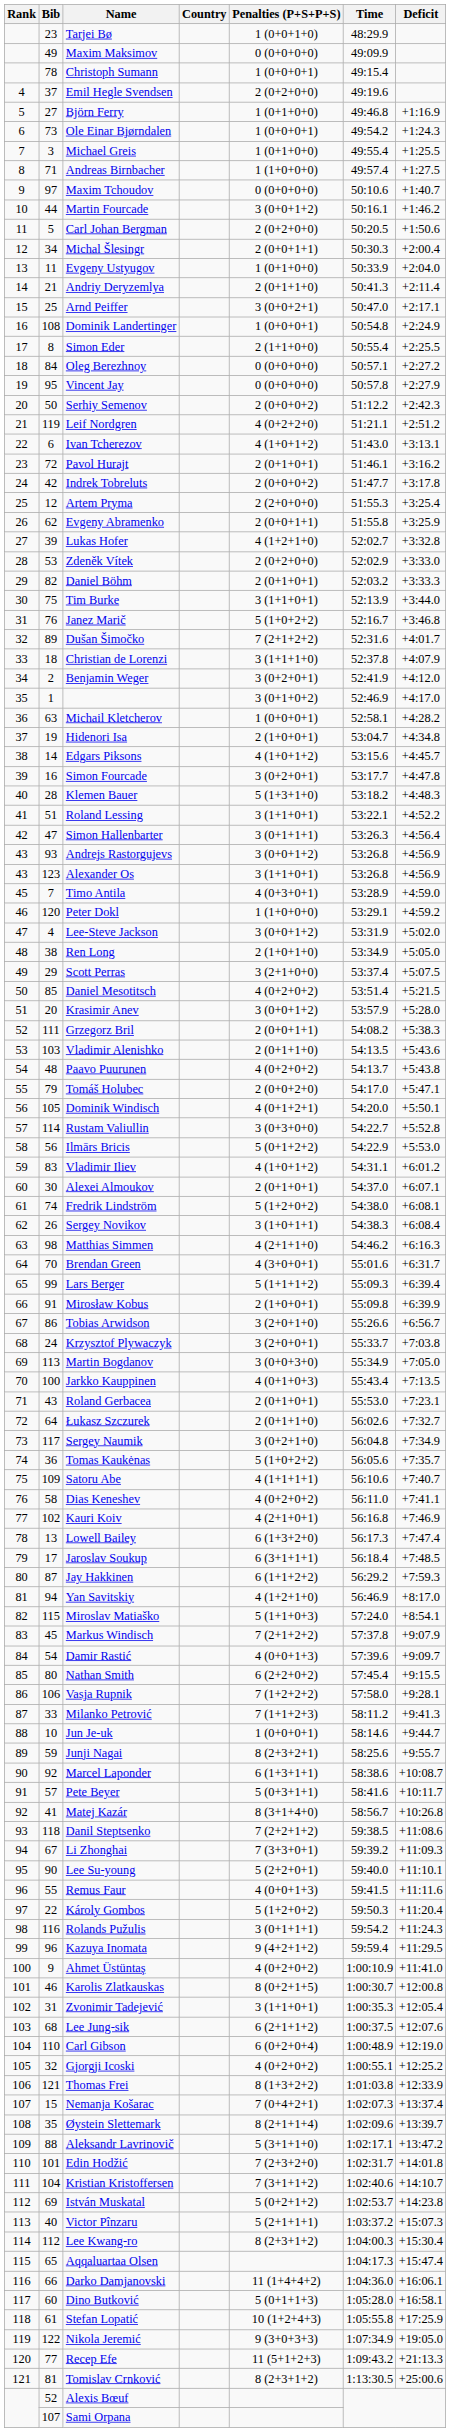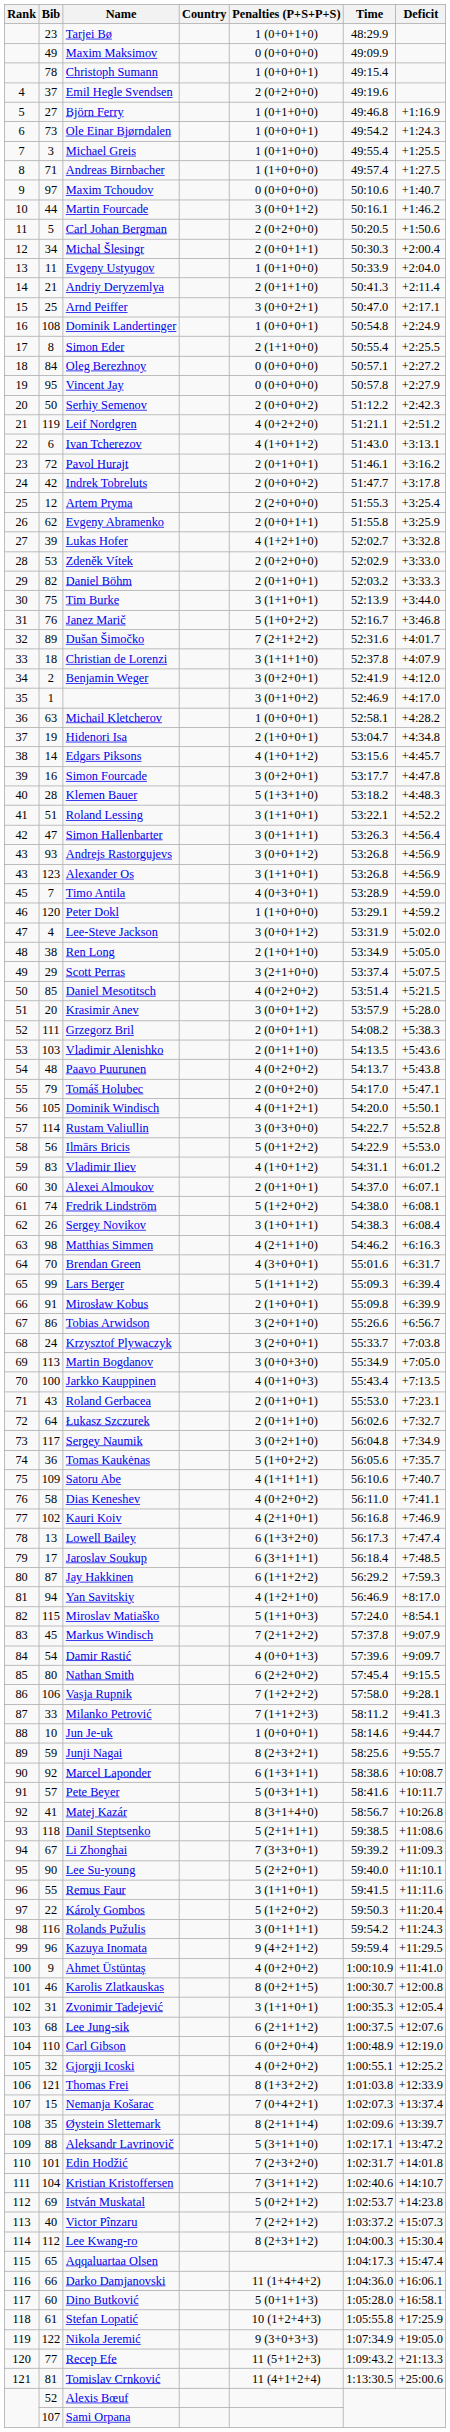(286, 1831) 7 (2+2+1+2) -> (286, 1831) 5 (2+1+1+1)
(286, 1889) 4 (0+0+1+3) -> (286, 1889) 3 (1+1+0+1)
(286, 2222) 5 (2+1+1+1) -> (286, 2222) 7 (2+2+1+2)
(286, 2378) 8 (2+3+1+2) -> (286, 2378) 11 (4+1+2+4)
